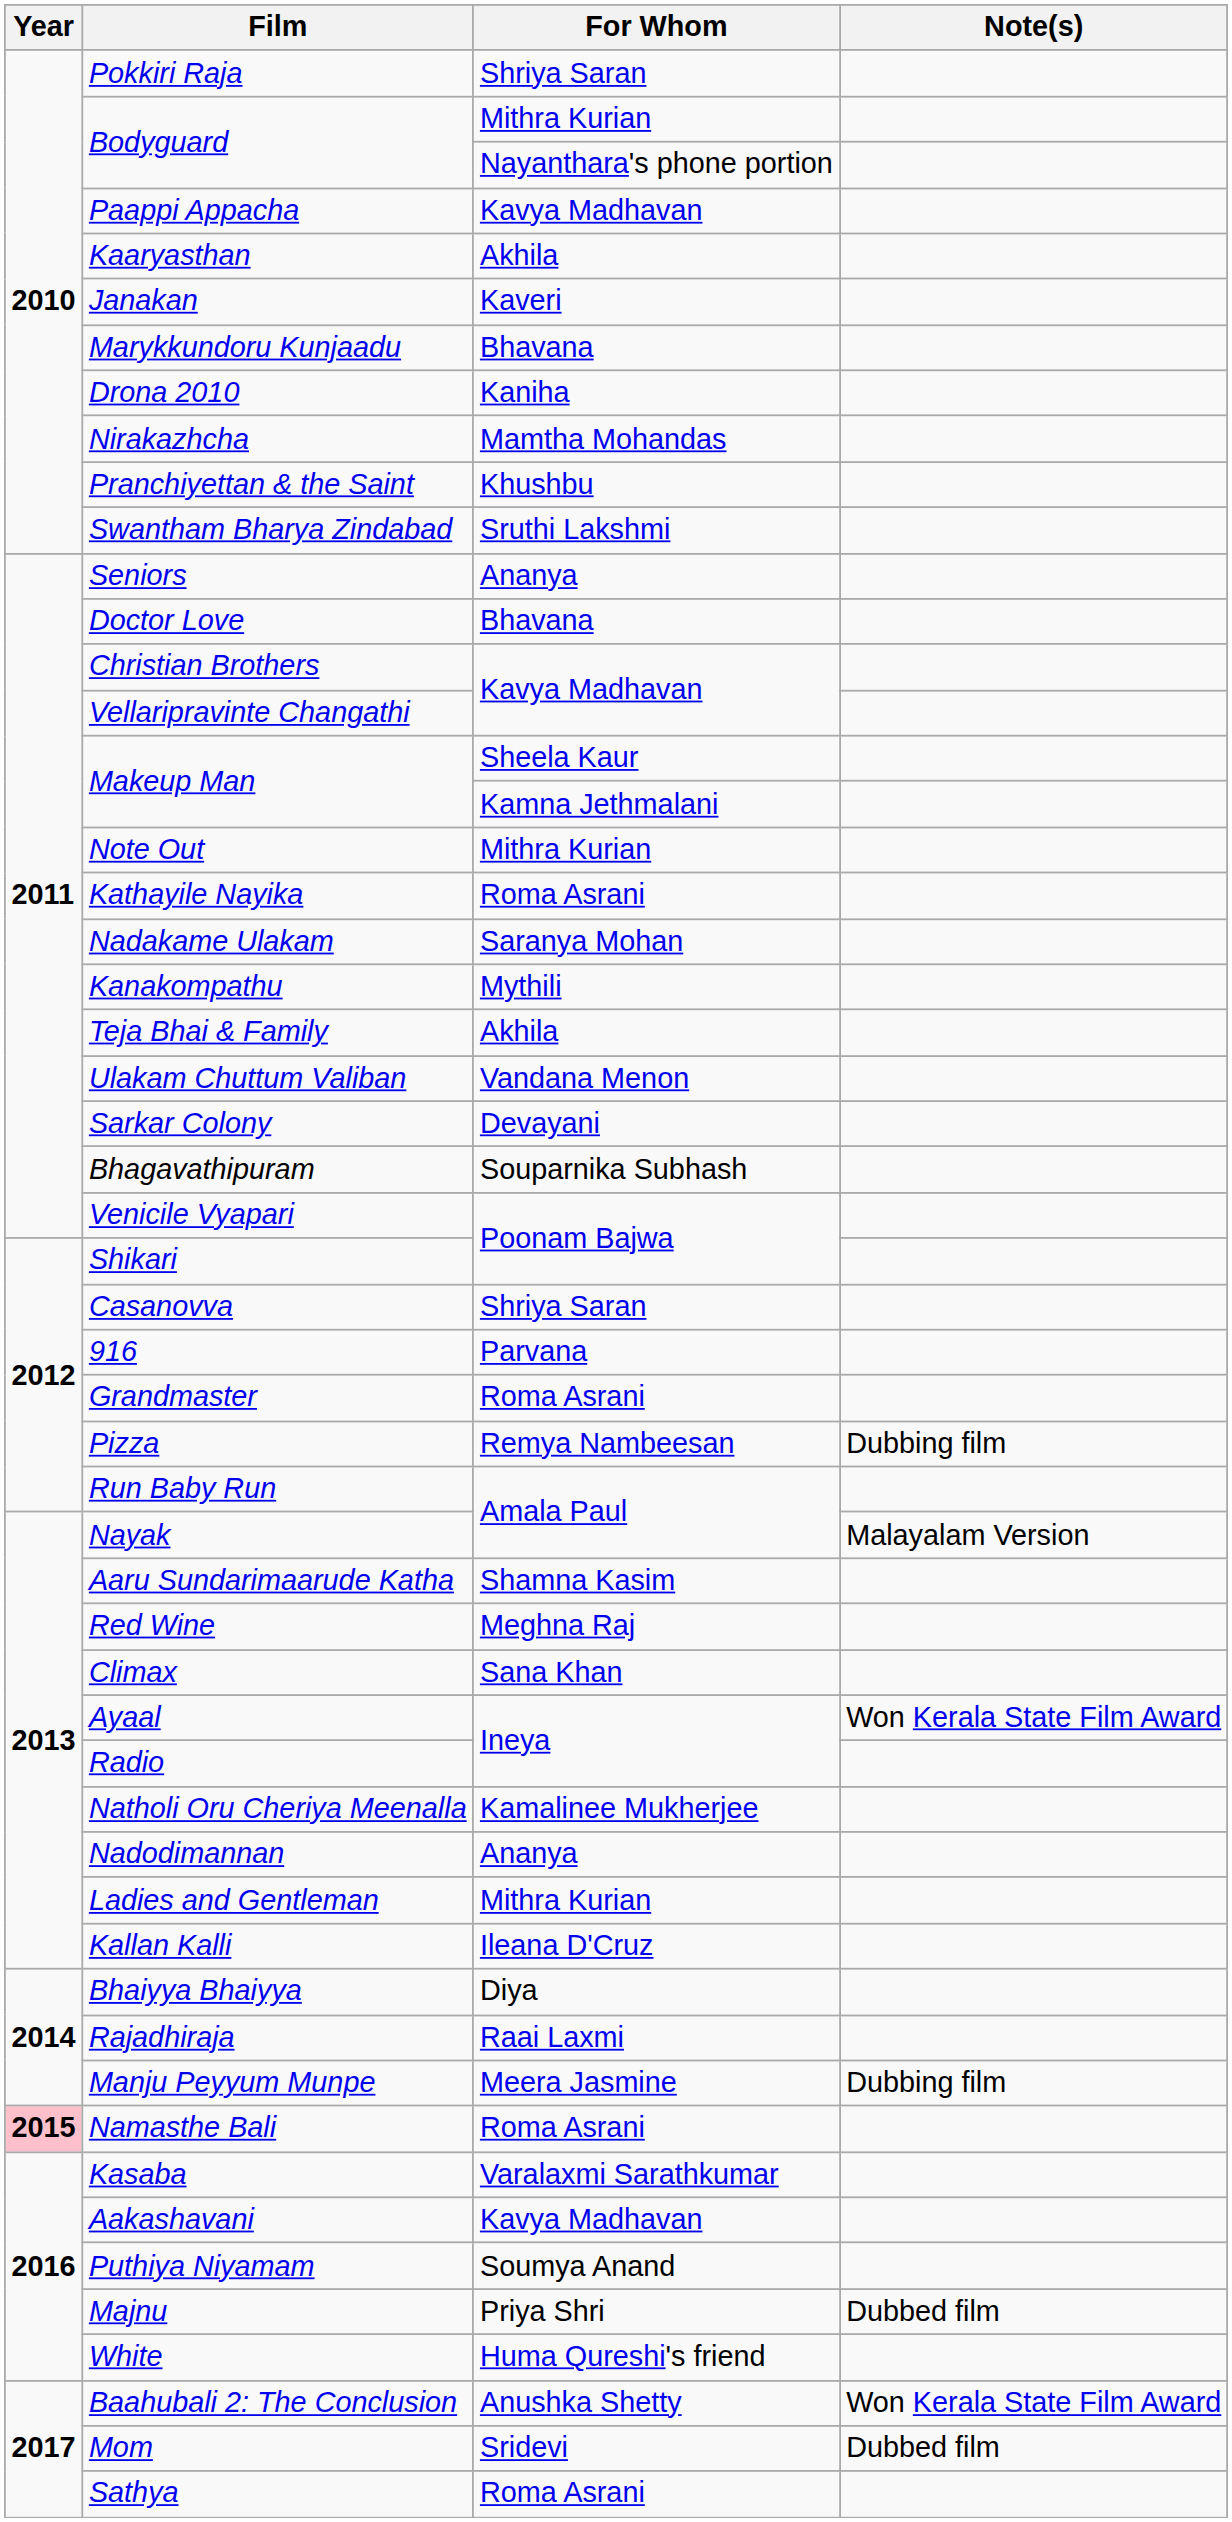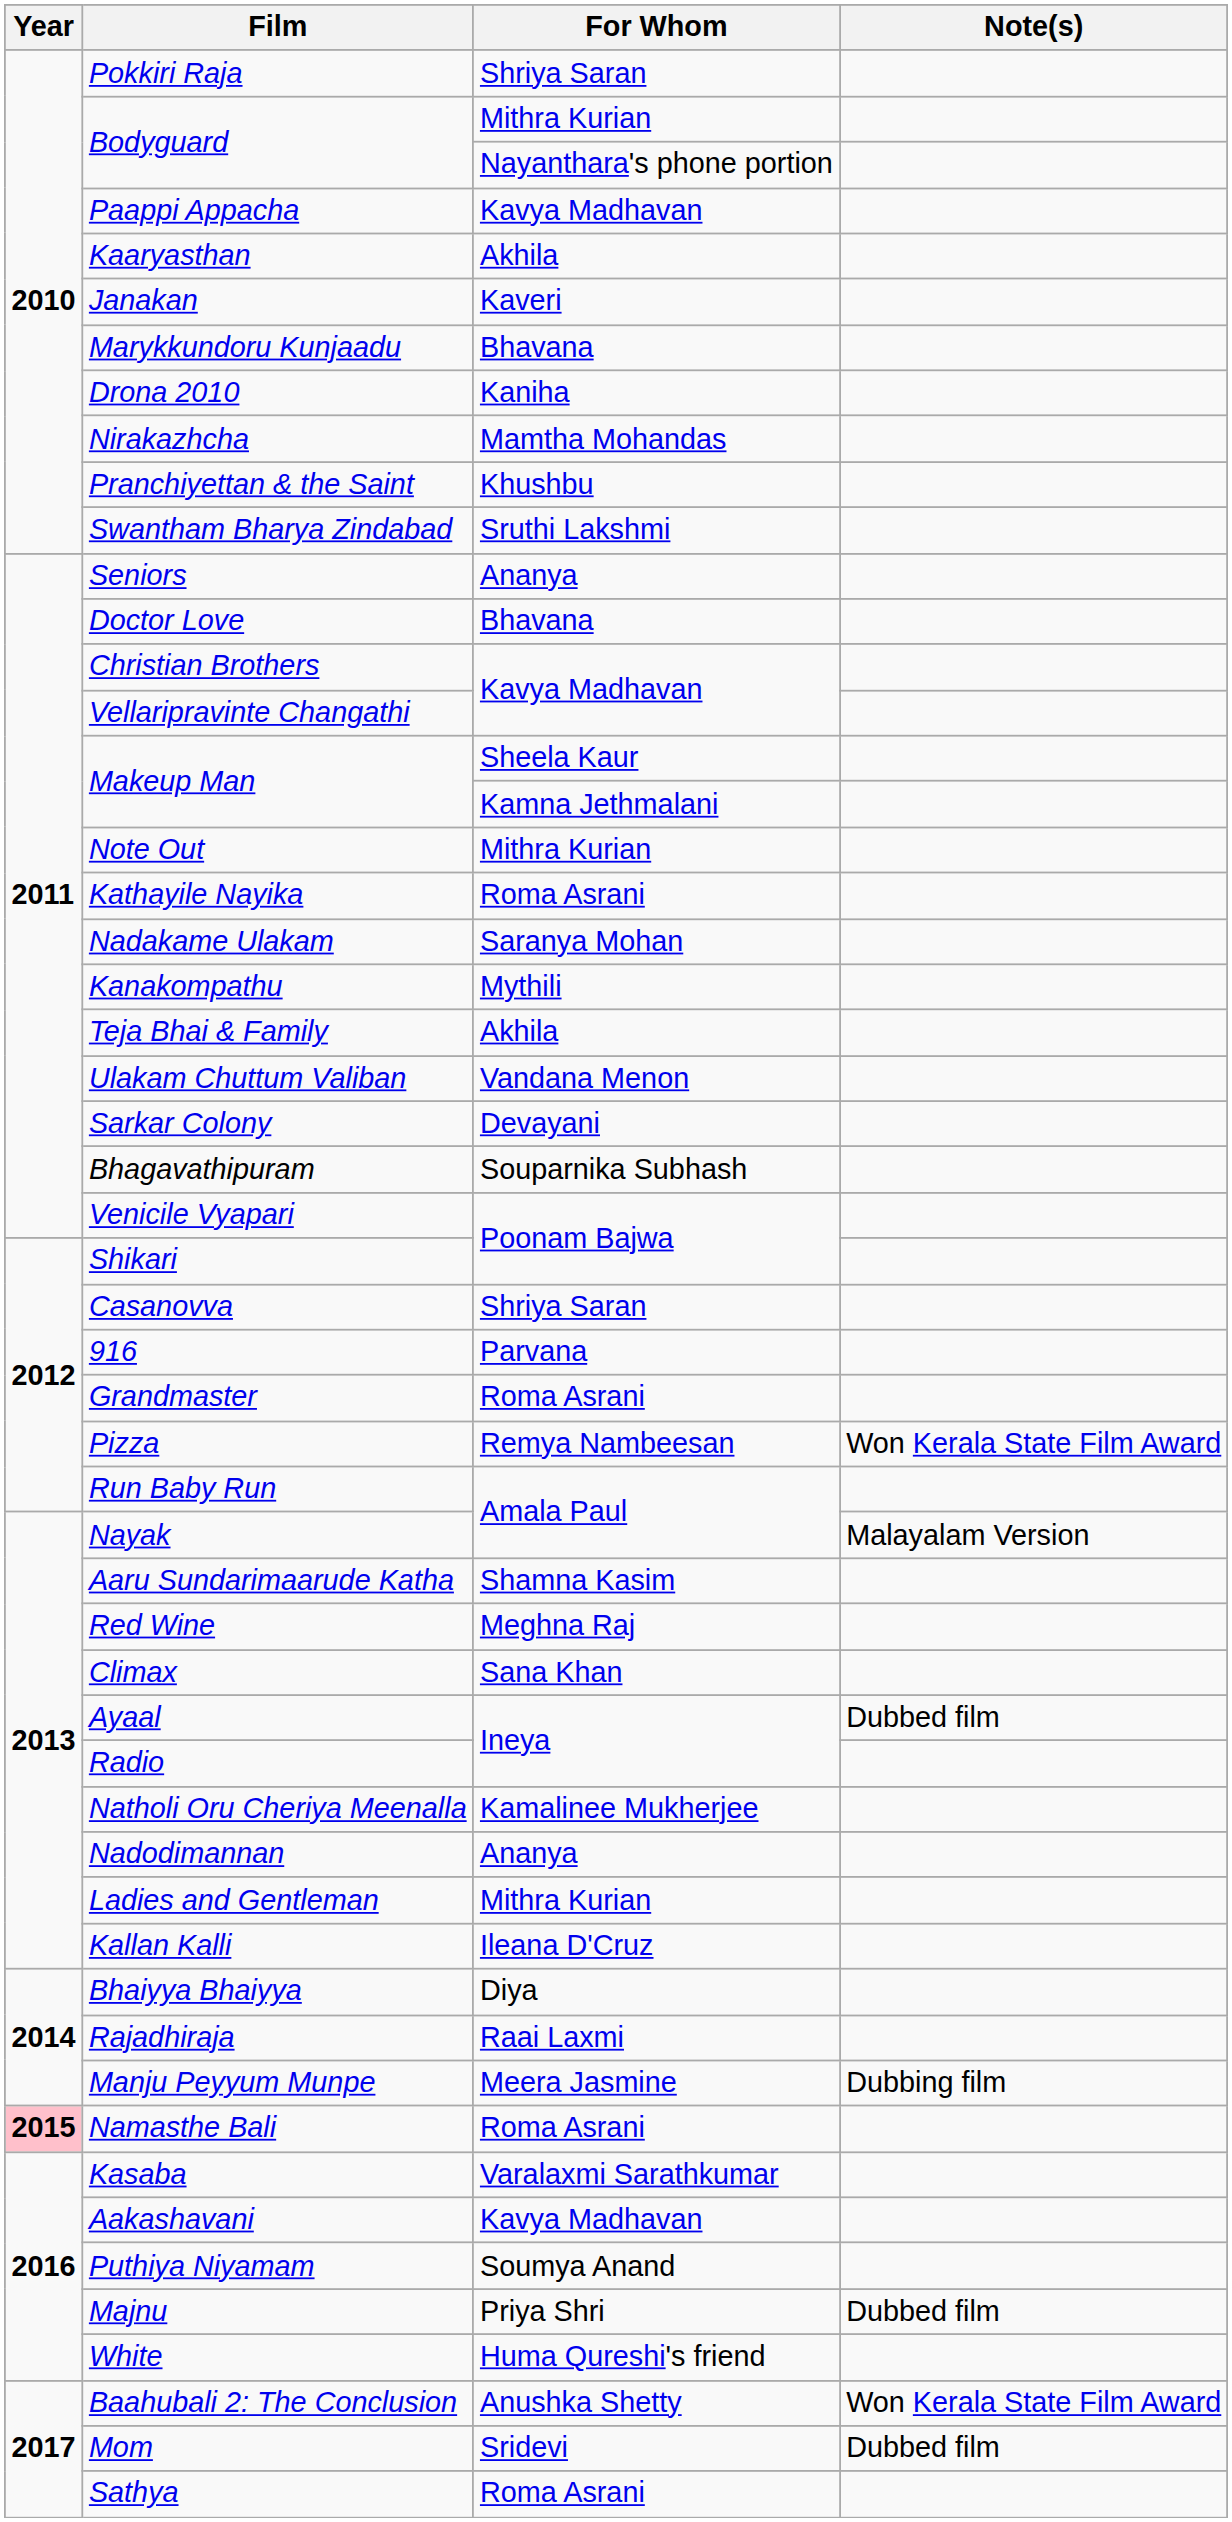(926, 1443) Dubbing film -> (1034, 1443) Won Kerala State Film Award
(1034, 1717) Won Kerala State Film Award -> (923, 1717) Dubbed film
